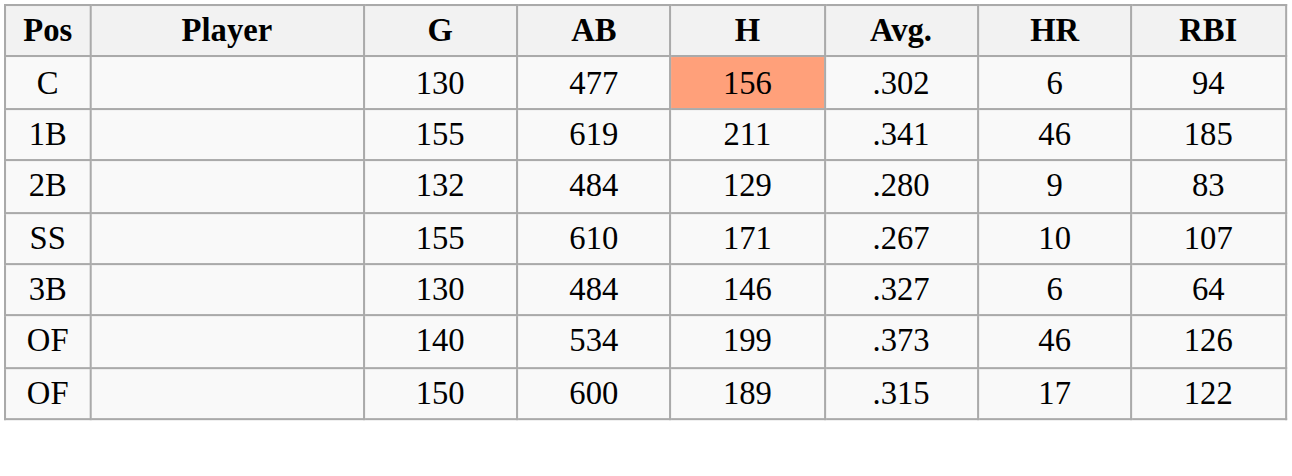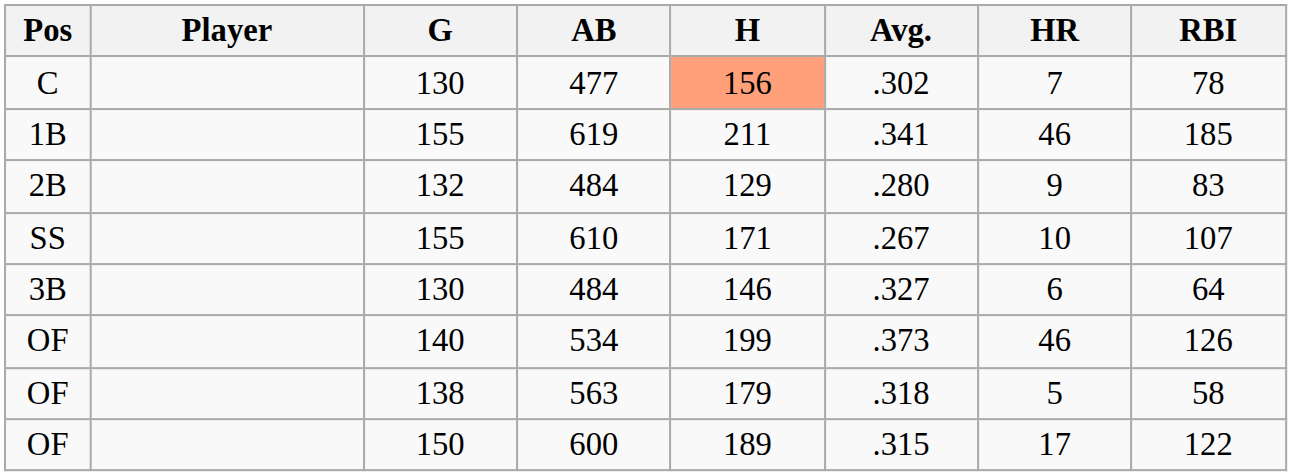(1055, 82) 6 -> (1055, 82) 7
(1208, 82) 94 -> (1208, 82) 78
+ row: (48, 392)
